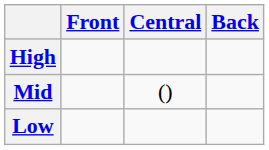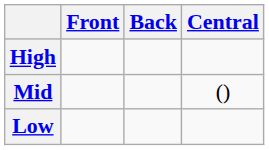columns swapped: (165, 21) <-> (235, 21)
